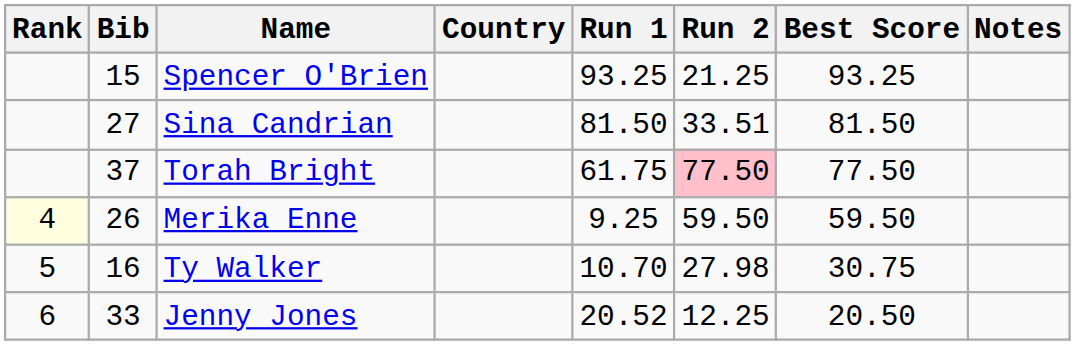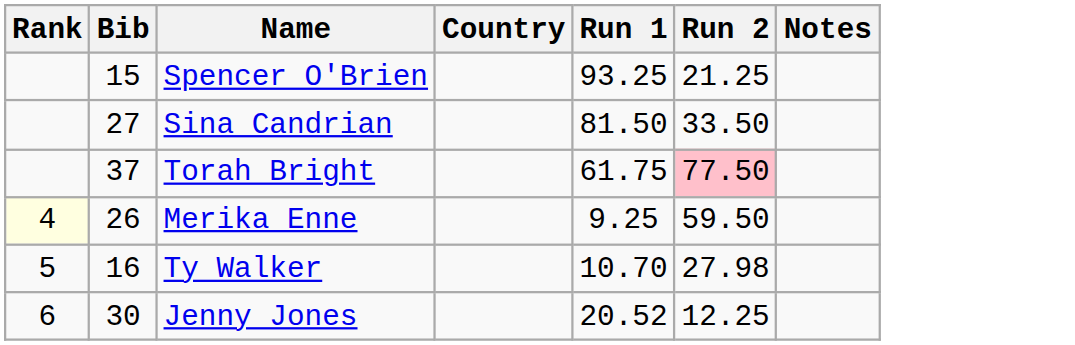- column: (872, 29)
(726, 125) 33.51 -> (726, 125) 33.50
(123, 316) 33 -> (123, 316) 30
